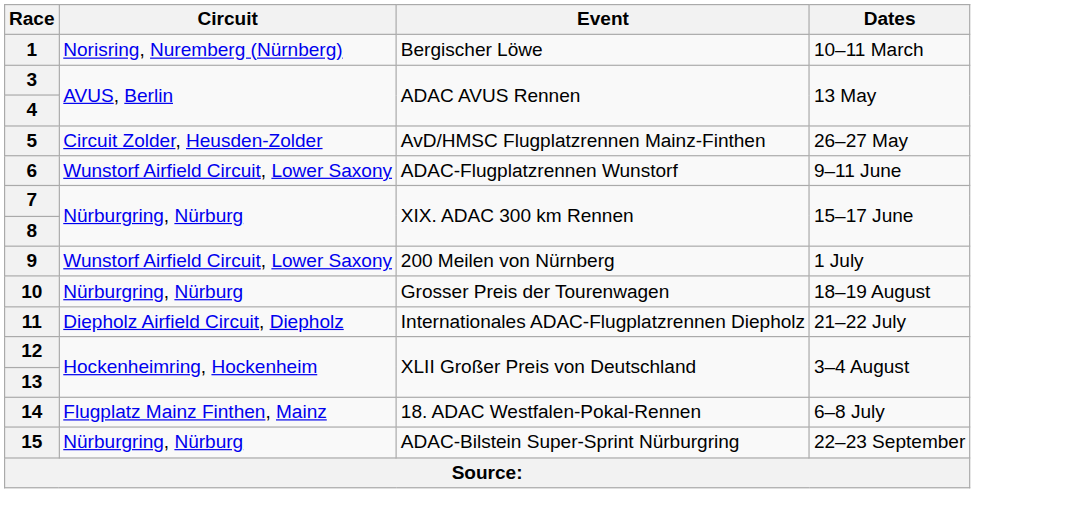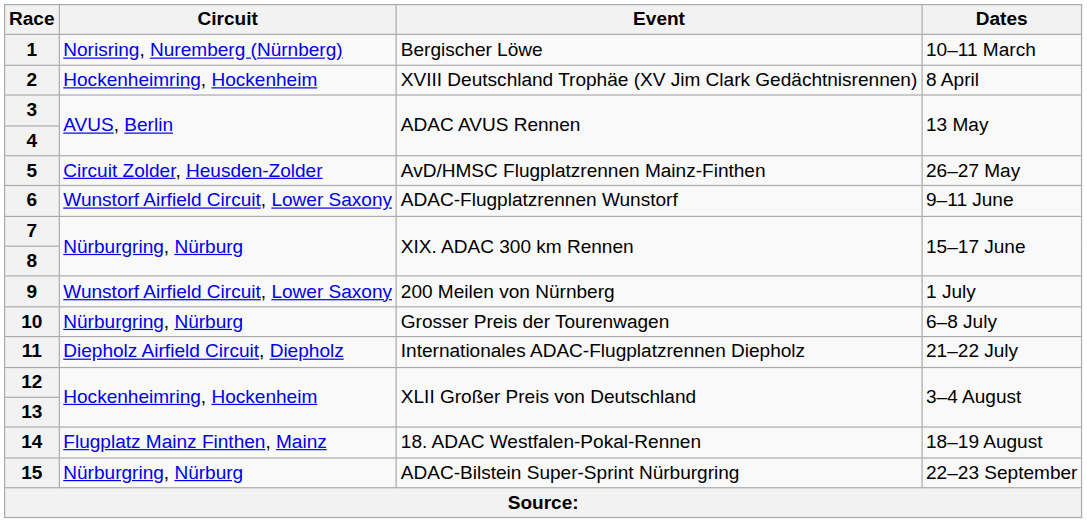+ row: (32, 79)
(872, 291) 18–19 August -> (961, 321) 6–8 July
(849, 412) 6–8 July -> (984, 442) 18–19 August
